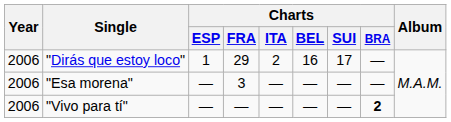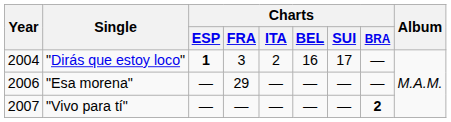(24, 60) 2006 -> (24, 60) 2004
(206, 60) normal -> (206, 60) bold
(241, 60) 29 -> (241, 60) 3
(241, 83) 3 -> (241, 83) 29
(24, 106) 2006 -> (24, 106) 2007
